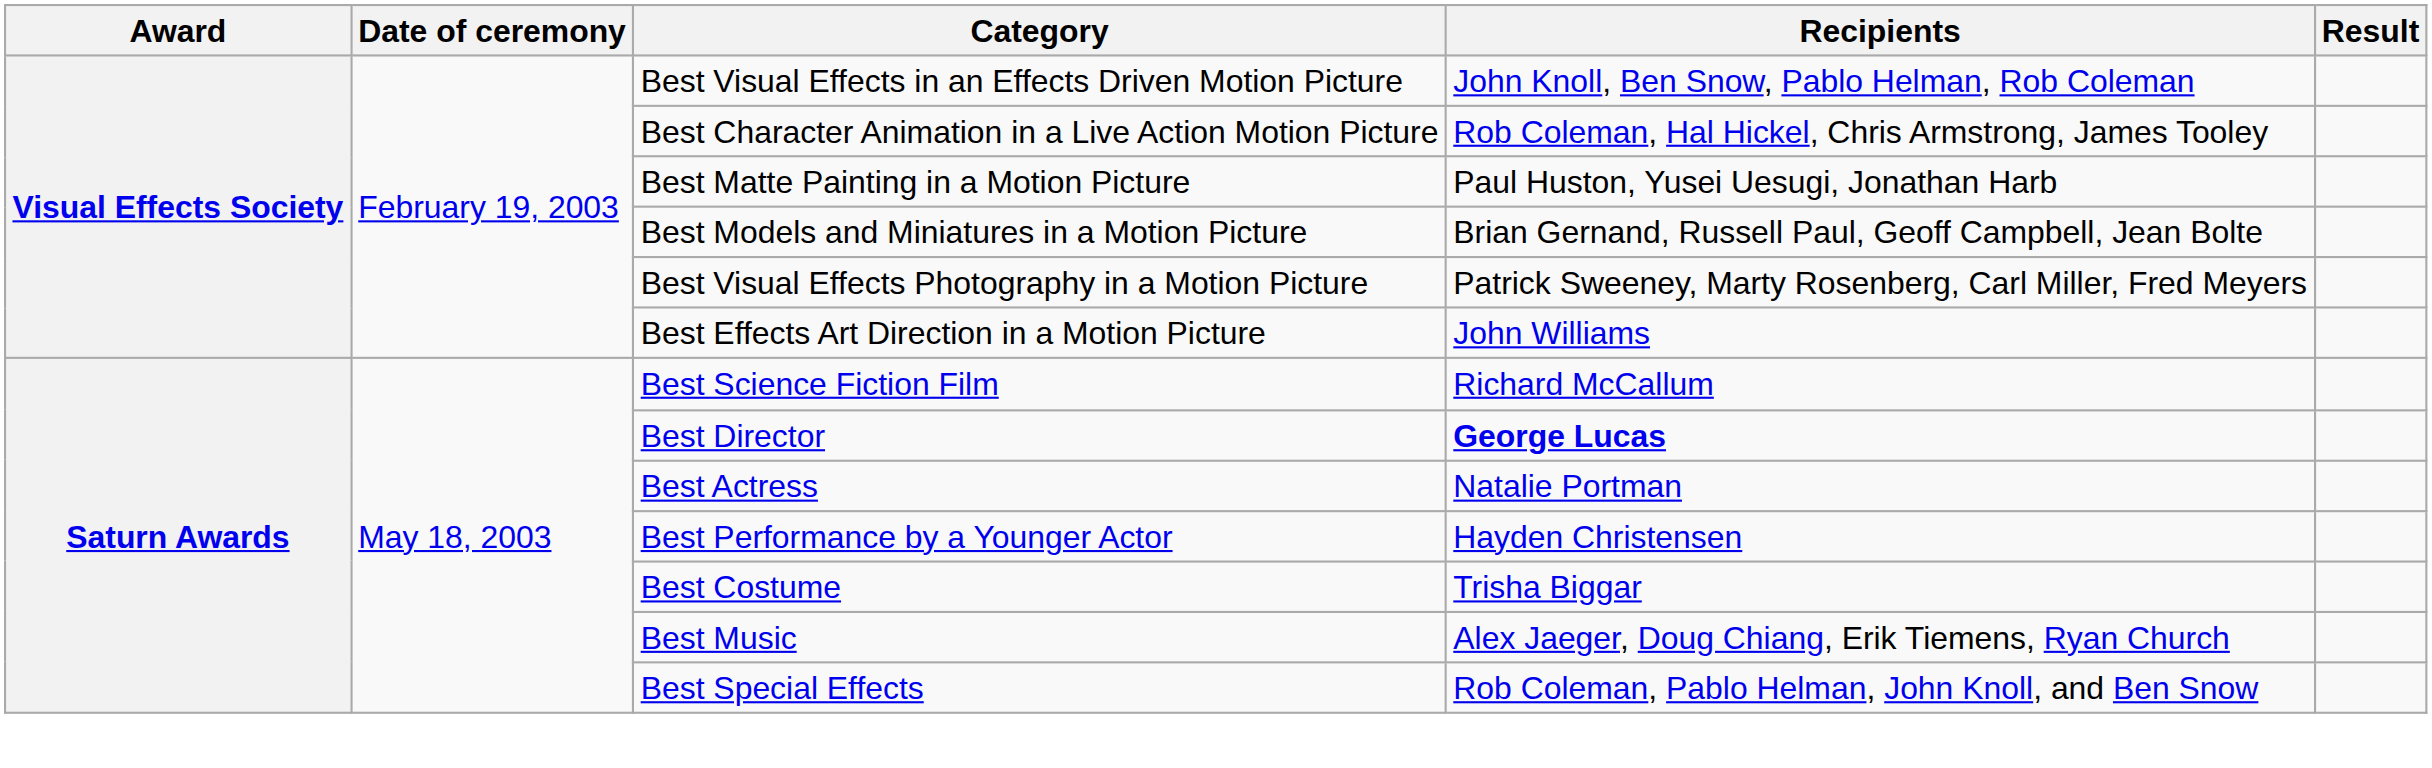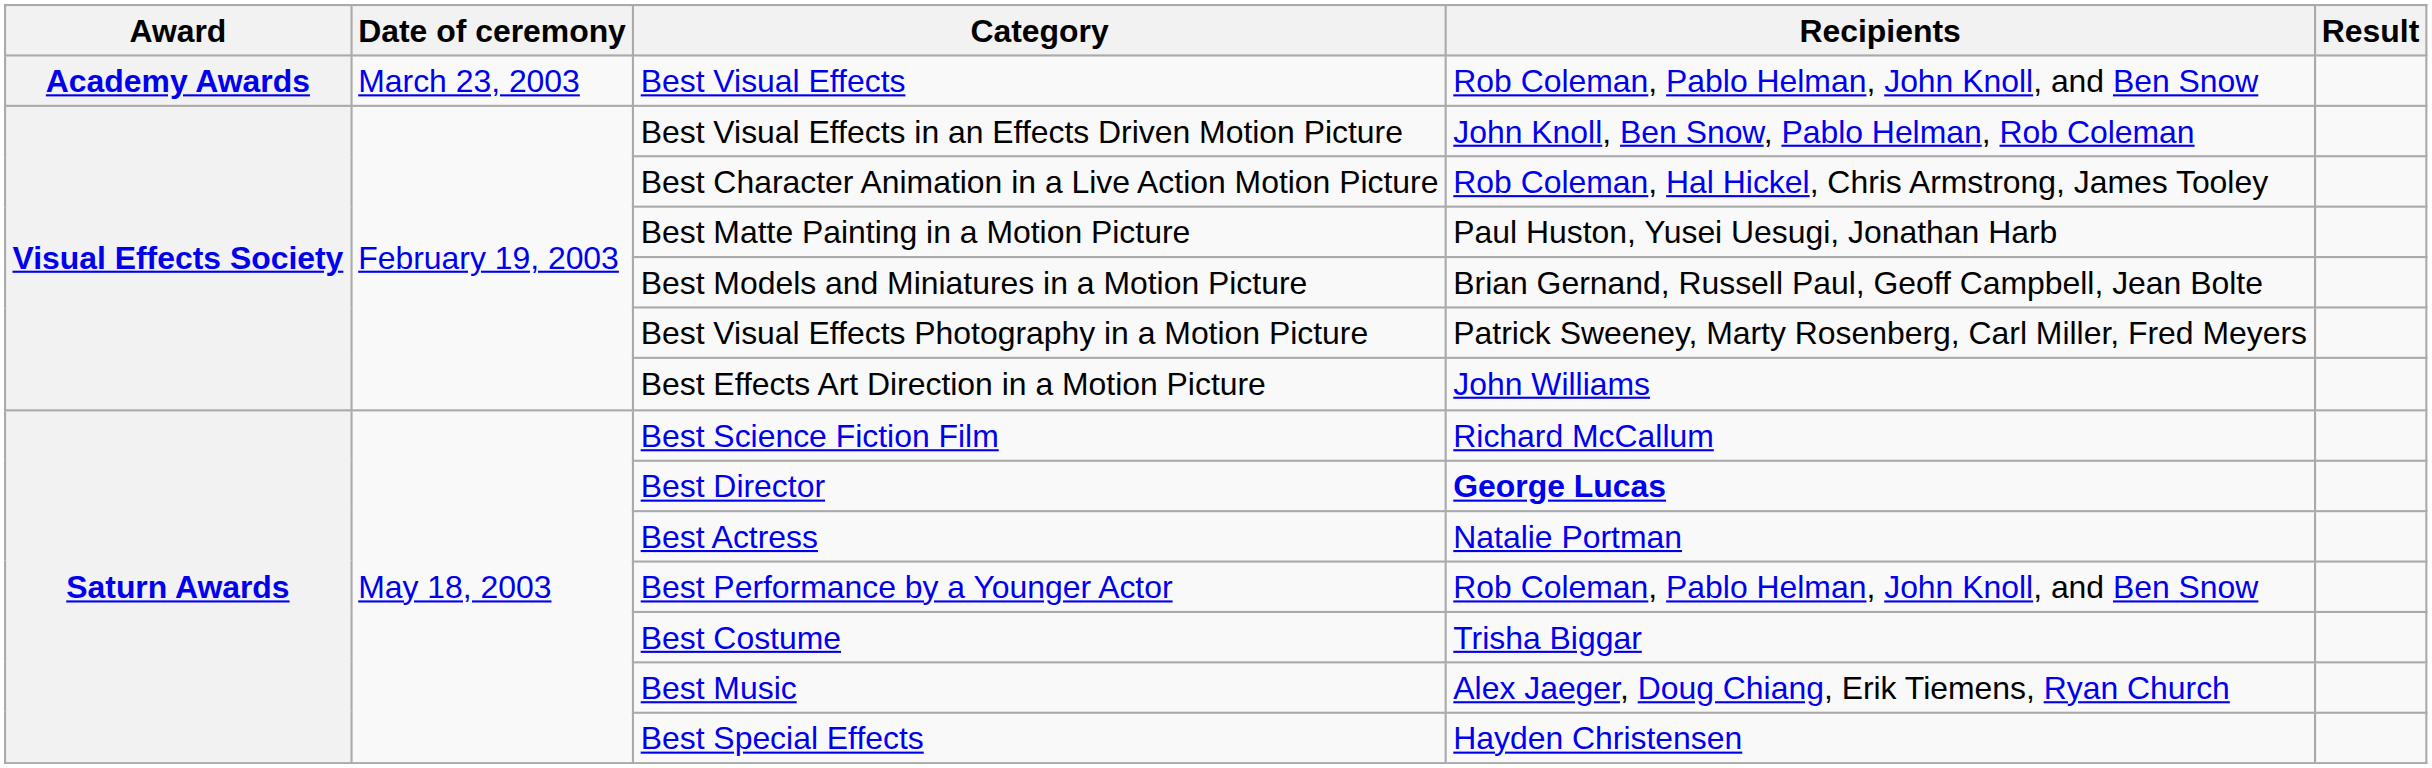+ row: (773, 81)
(1598, 536) Hayden Christensen -> (1856, 586) Rob Coleman, Pablo Helman, John Knoll, and Ben Snow
(1856, 687) Rob Coleman, Pablo Helman, John Knoll, and Ben Snow -> (1598, 738) Hayden Christensen
